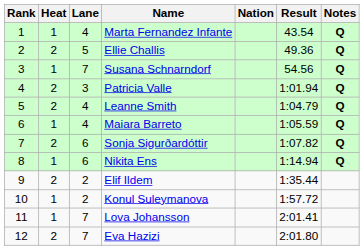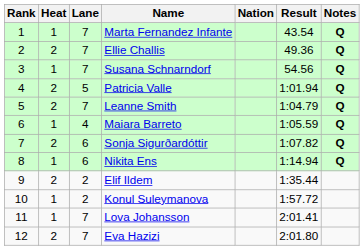(85, 32) 4 -> (85, 32) 7
(85, 50) 5 -> (85, 50) 7
(85, 87) 3 -> (85, 87) 5
(85, 106) 4 -> (85, 106) 7
